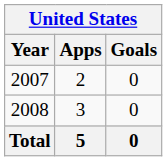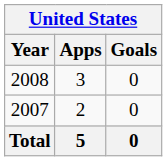rows swapped: (30, 79) <-> (30, 110)
